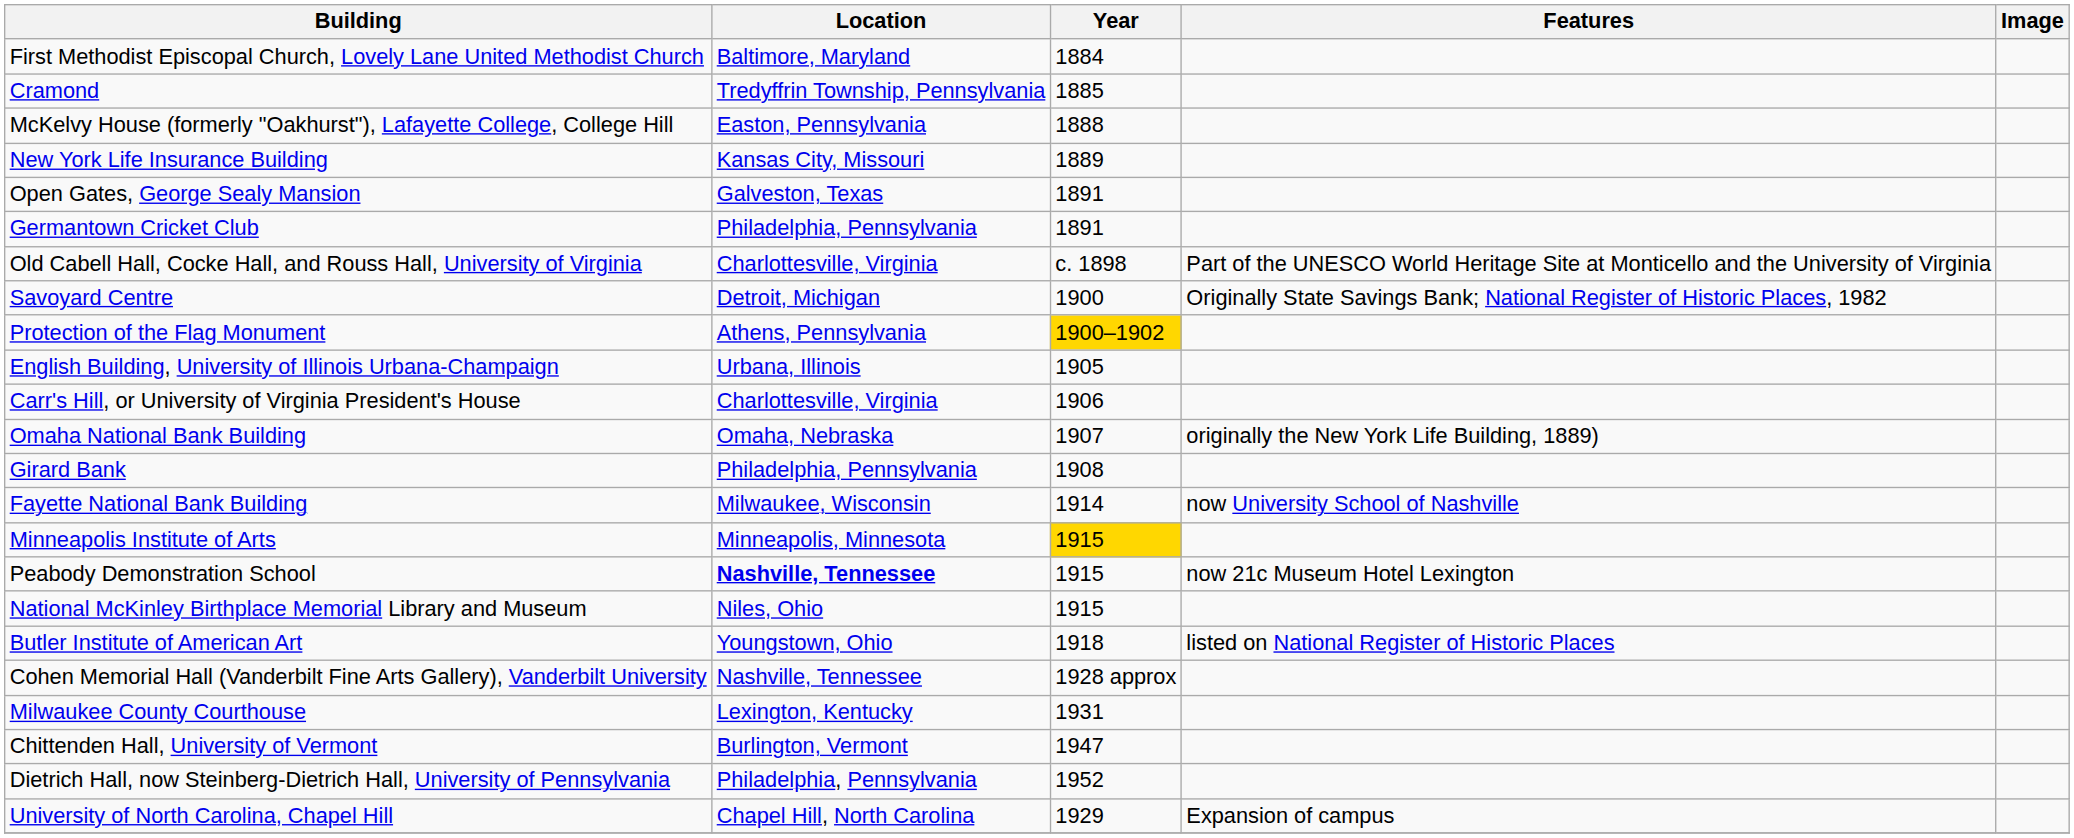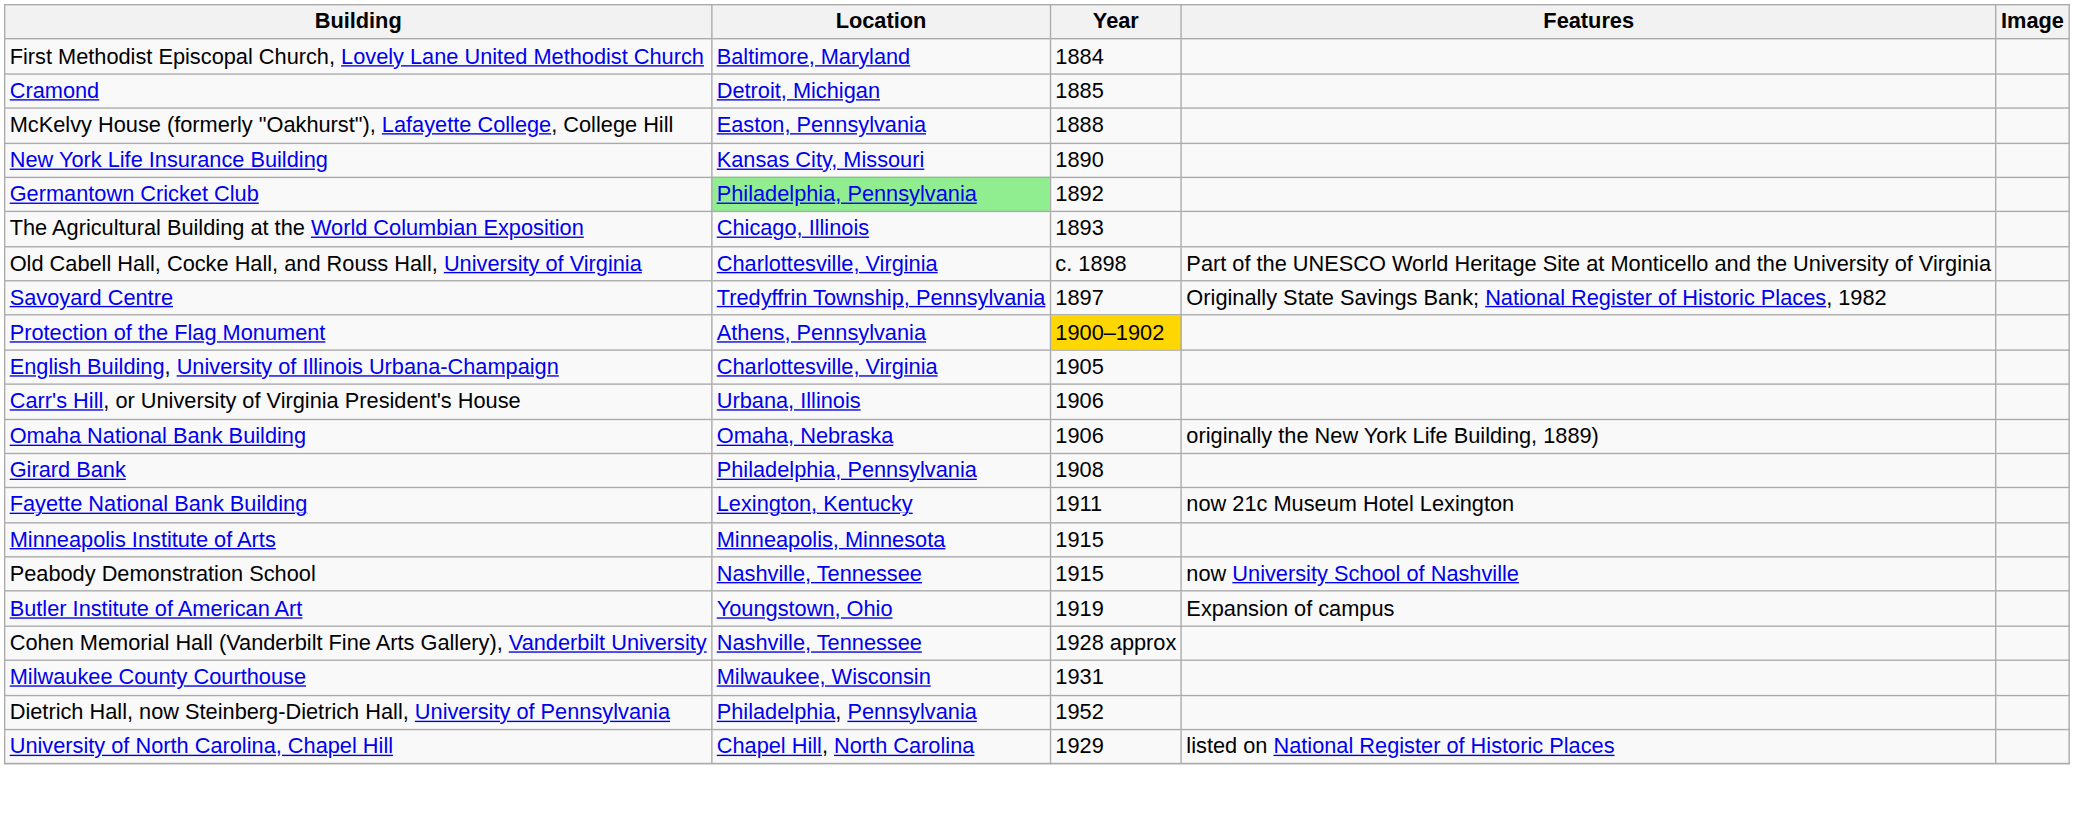(881, 90) Tredyffrin Township, Pennsylvania -> (798, 90) Detroit, Michigan
(1080, 159) 1889 -> (1080, 159) 1890
- row: (185, 194)
(847, 228) no background -> (847, 194) lightgreen background
(1080, 228) 1891 -> (1080, 194) 1892
+ row: (297, 228)
(798, 297) Detroit, Michigan -> (881, 297) Tredyffrin Township, Pennsylvania
(1080, 297) 1900 -> (1080, 297) 1897
(789, 366) Urbana, Illinois -> (827, 366) Charlottesville, Virginia
(827, 401) Charlottesville, Virginia -> (789, 401) Urbana, Illinois
(1080, 435) 1907 -> (1080, 435) 1906
(824, 504) Milwaukee, Wisconsin -> (815, 504) Lexington, Kentucky
(1080, 504) 1914 -> (1079, 504) 1911
(1353, 504) now University School of Nashville -> (1350, 504) now 21c Museum Hotel Lexington
(1080, 539) gold background -> (1080, 539) no background
(826, 573) bold -> (819, 573) normal
(1350, 573) now 21c Museum Hotel Lexington -> (1353, 573) now University School of Nashville
- row: (298, 608)
(1080, 642) 1918 -> (1080, 608) 1919
(1400, 642) listed on National Register of Historic Places -> (1290, 608) Expansion of campus
(815, 711) Lexington, Kentucky -> (824, 677) Milwaukee, Wisconsin
- row: (194, 746)
(1290, 815) Expansion of campus -> (1400, 746) listed on National Register of Historic Places
